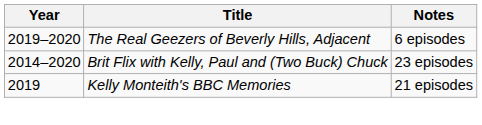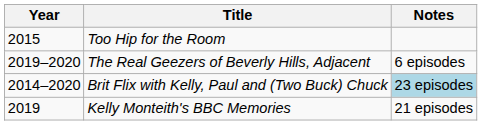+ row: (156, 39)
(434, 62) no background -> (434, 85) lightblue background
